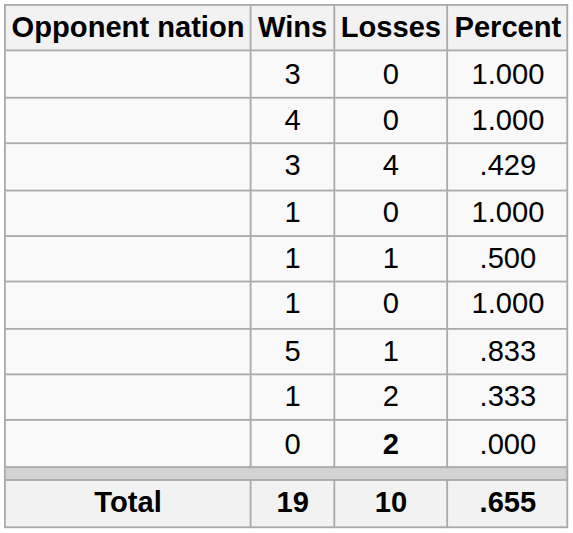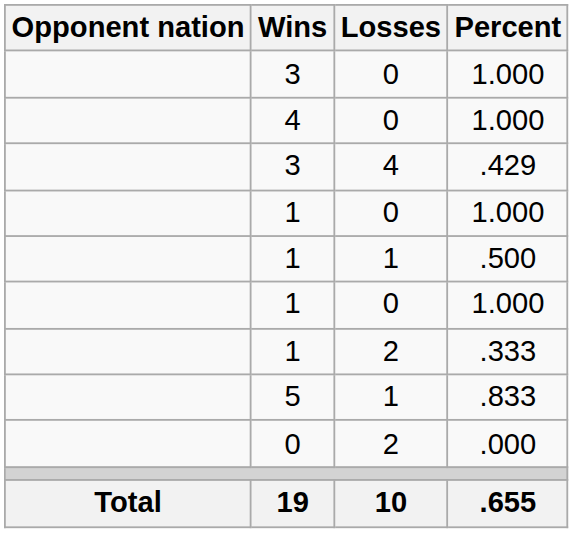rows swapped: (293, 350) <-> (293, 397)
(391, 443) bold -> (391, 443) normal
